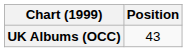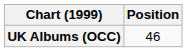(153, 36) 43 -> (153, 36) 46
